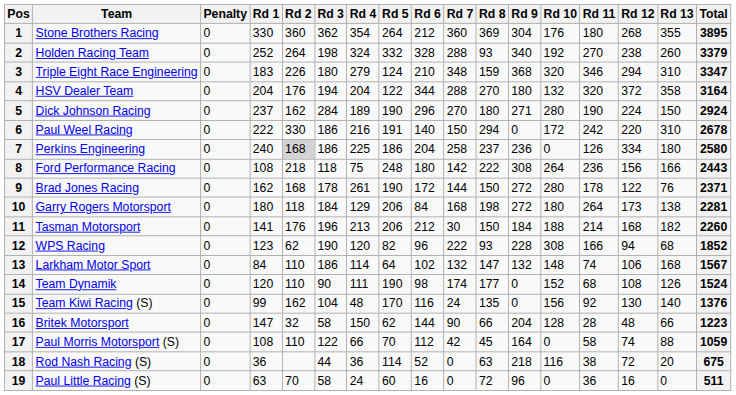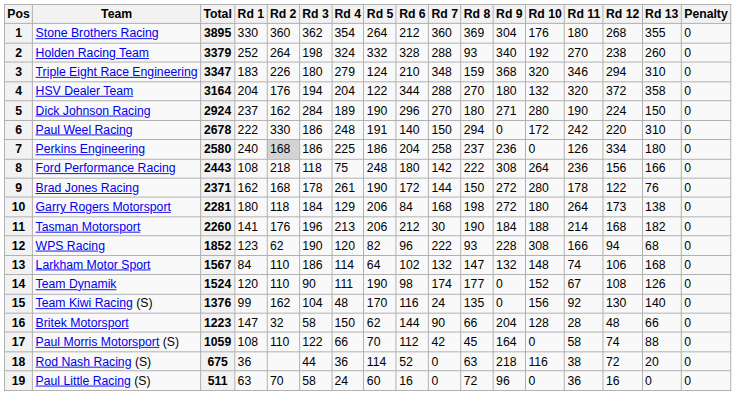columns swapped: (225, 14) <-> (714, 14)
(360, 129) 216 -> (345, 129) 248
(489, 226) 150 -> (474, 226) 190
(590, 284) 68 -> (574, 284) 67
